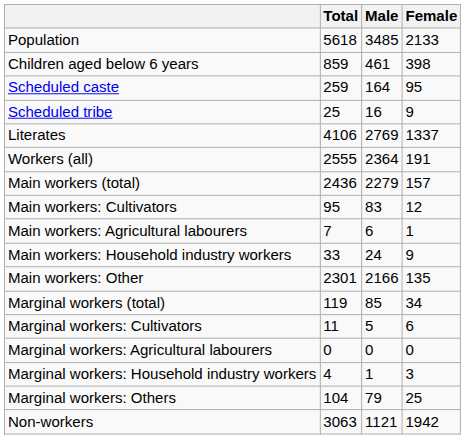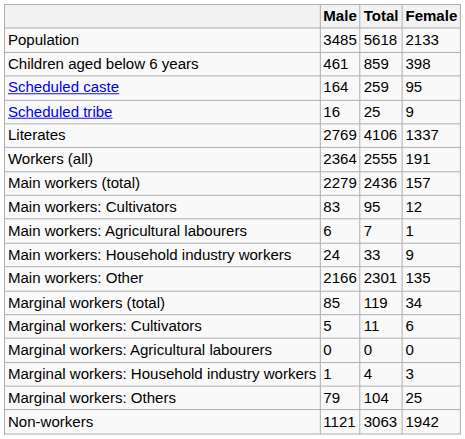columns swapped: (341, 16) <-> (382, 16)
